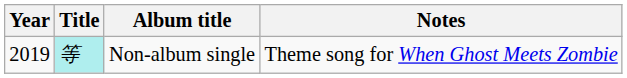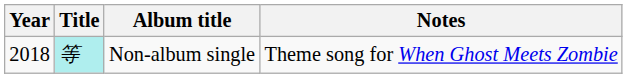(30, 54) 2019 -> (30, 54) 2018
